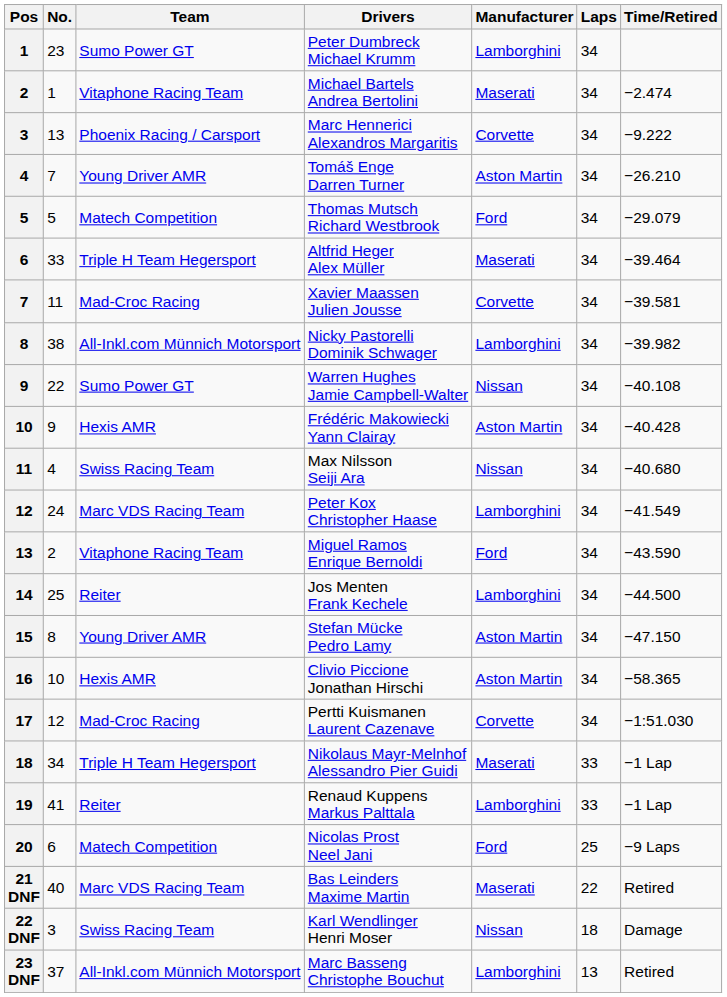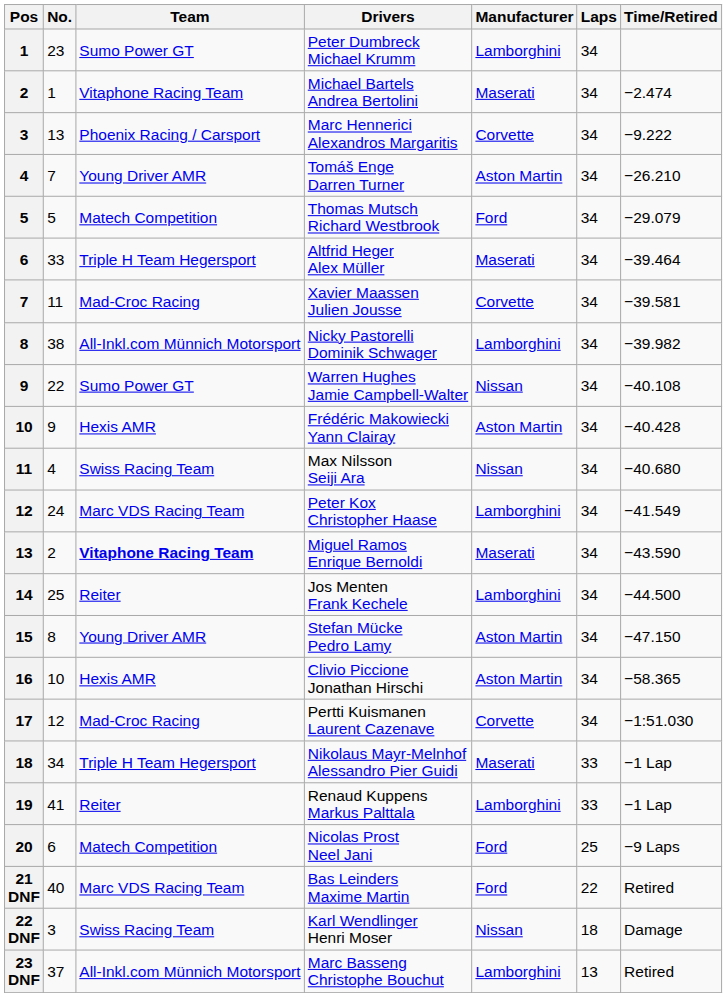(161, 553) normal -> (166, 553) bold
(491, 553) Ford -> (505, 553) Maserati
(505, 888) Maserati -> (491, 888) Ford
